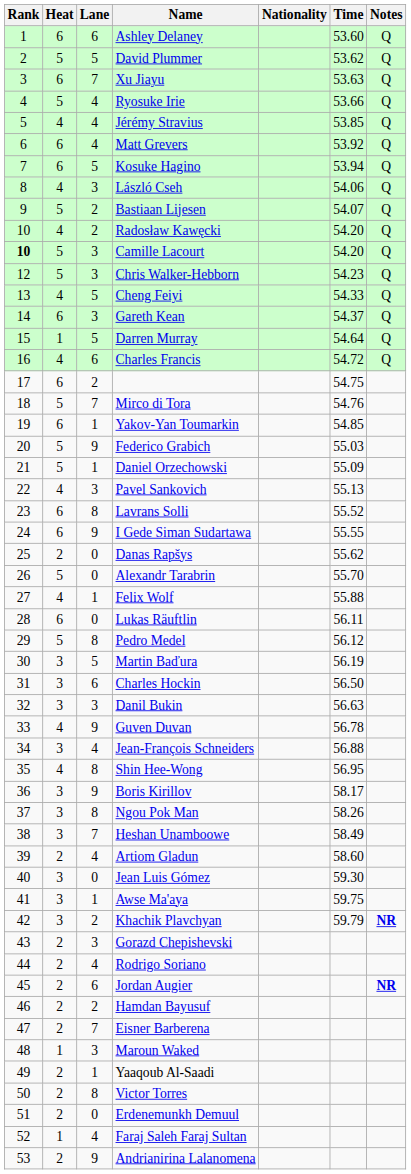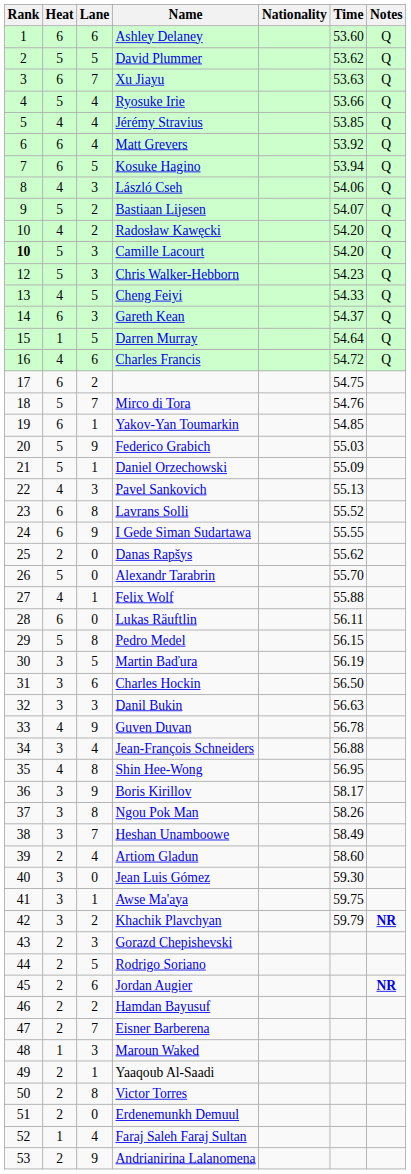(348, 640) 56.12 -> (348, 640) 56.15
(95, 964) 4 -> (95, 964) 5
